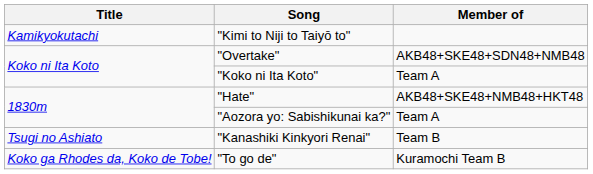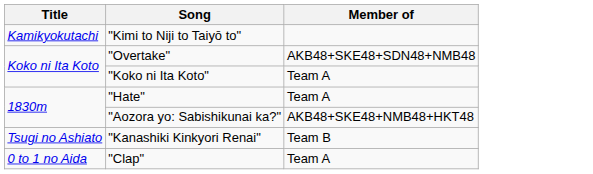(490, 96) AKB48+SKE48+NMB48+HKT48 -> (309, 96) Team A
(418, 117) Team A -> (380, 117) AKB48+SKE48+NMB48+HKT48
- row: (247, 158)
+ row: (126, 158)
